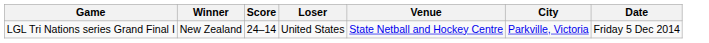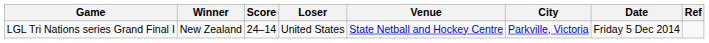+ column: (693, 12)
